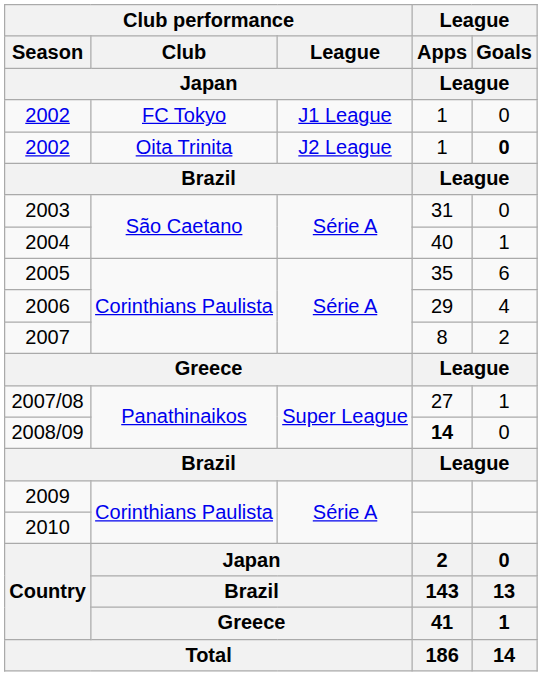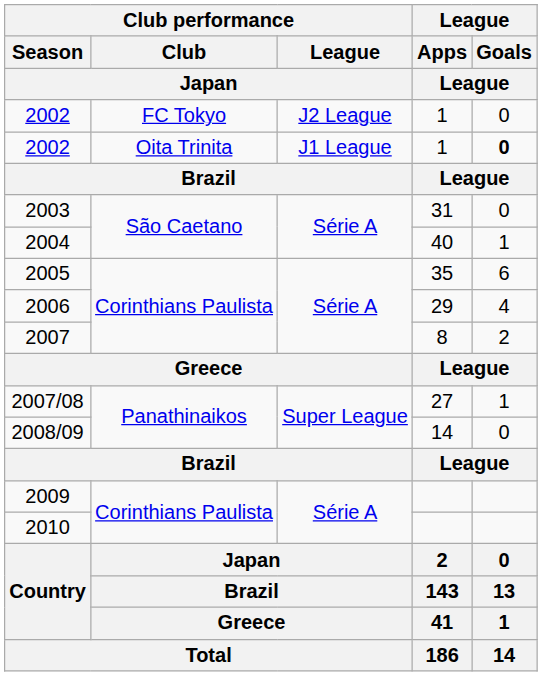(345, 115) J1 League -> (345, 115) J2 League
(345, 147) J2 League -> (345, 147) J1 League
(442, 432) bold -> (442, 432) normal
